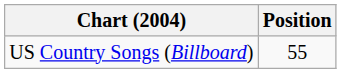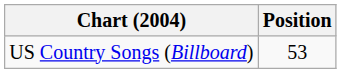(297, 52) 55 -> (297, 52) 53
